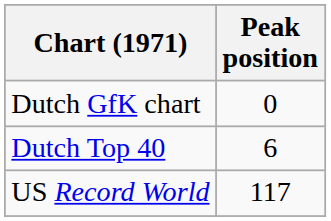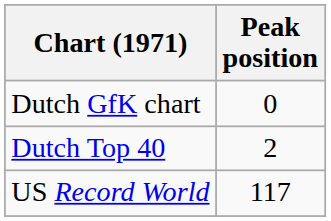(270, 147) 6 -> (270, 147) 2
